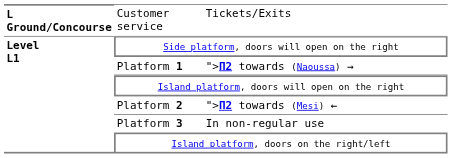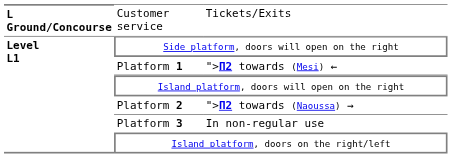(280, 66) ">Π2 towards (Naoussa) → -> (272, 66) ">Π2 towards (Mesi) ←
(272, 105) ">Π2 towards (Mesi) ← -> (280, 105) ">Π2 towards (Naoussa) →
